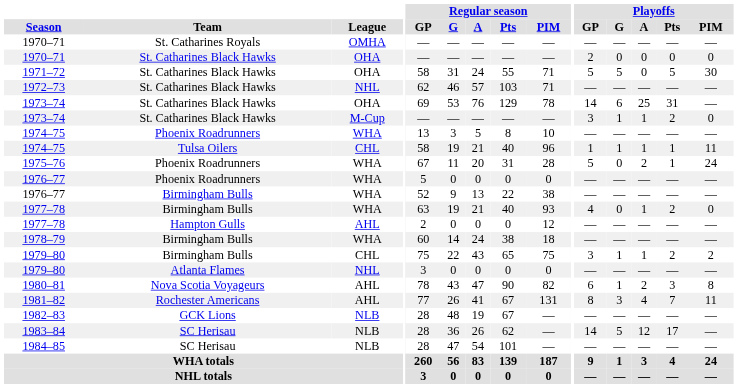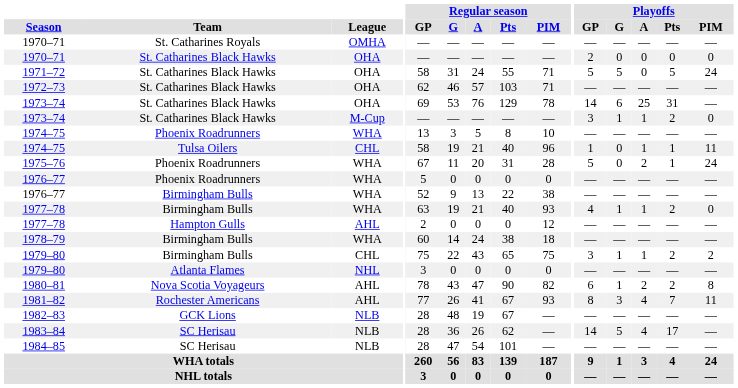(711, 72) 30 -> (711, 72) 24
(367, 87) NHL -> (367, 87) OHA
(619, 148) 1 -> (619, 148) 0
(619, 209) 0 -> (619, 209) 1
(672, 285) 3 -> (672, 285) 2
(548, 300) 131 -> (548, 300) 93
(644, 330) 12 -> (644, 330) 4
